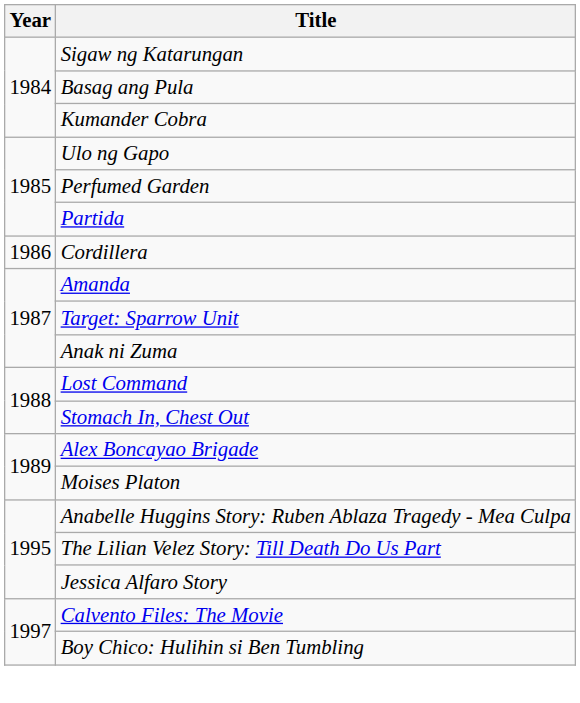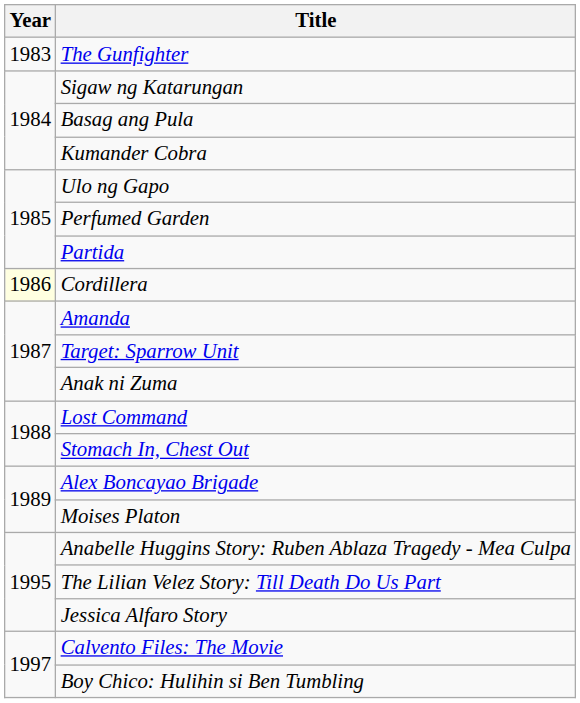+ row: (124, 53)
(30, 251) no background -> (30, 284) lightyellow background
